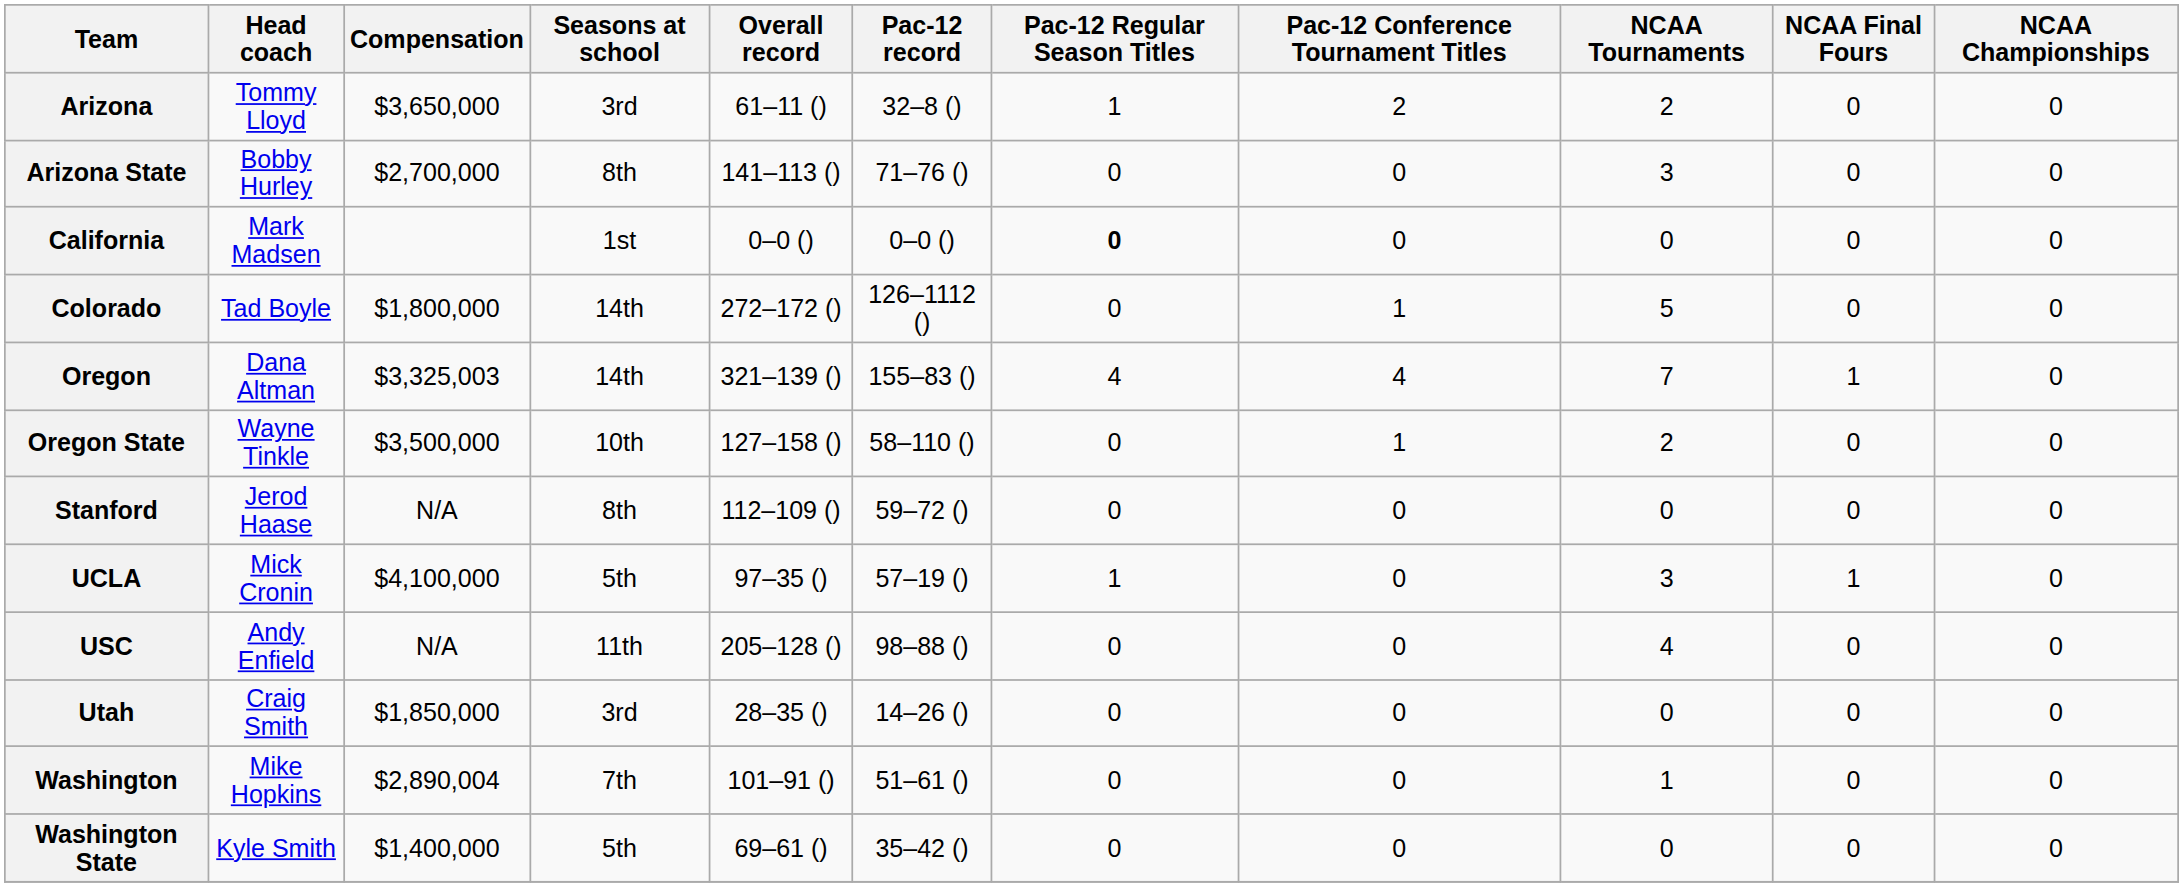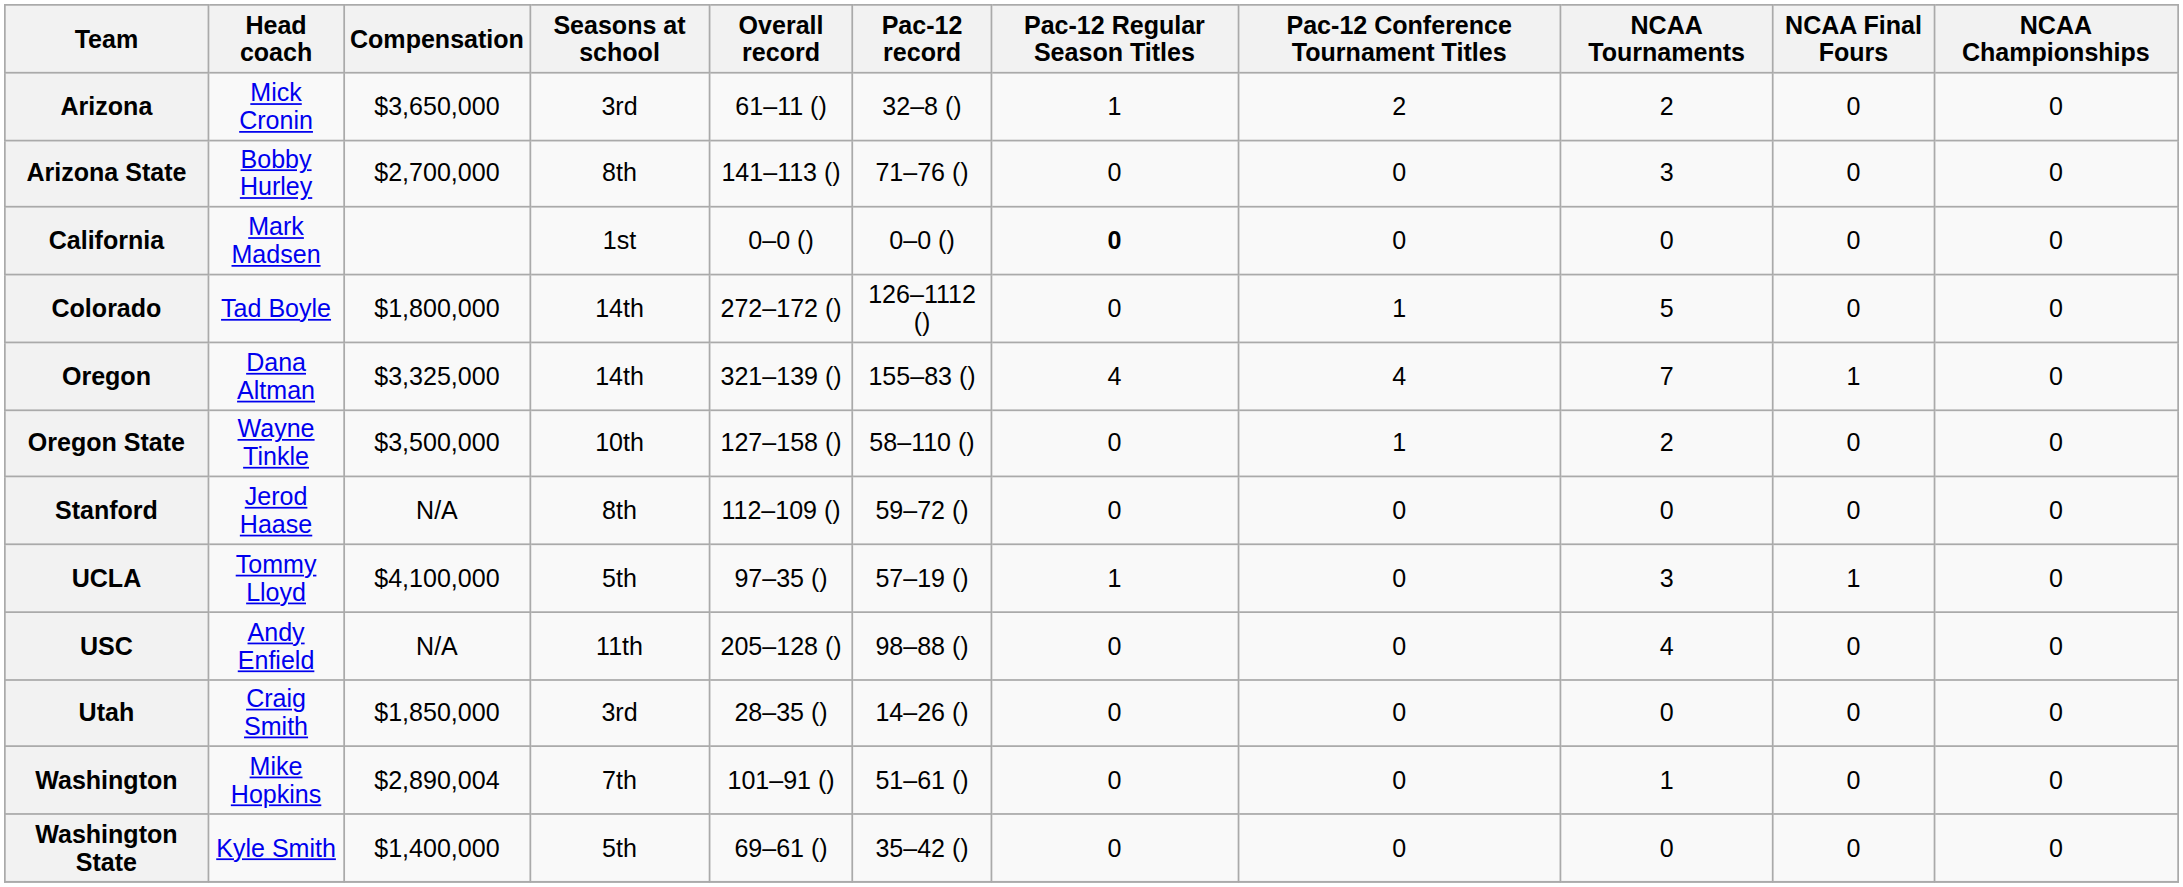(276, 106) Tommy Lloyd -> (276, 106) Mick Cronin
(437, 376) $3,325,003 -> (437, 376) $3,325,000
(276, 578) Mick Cronin -> (276, 578) Tommy Lloyd
